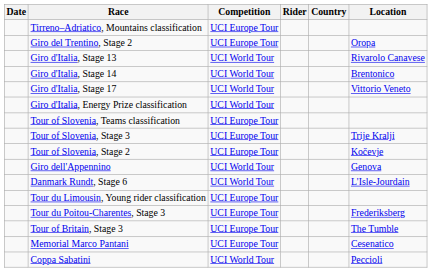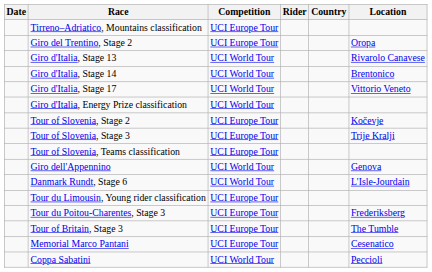rows swapped: (80, 151) <-> (105, 120)
